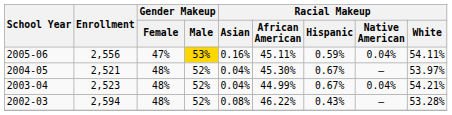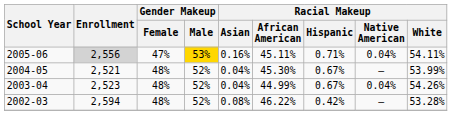(105, 55) no background -> (105, 55) lightgrey background
(330, 55) 0.59% -> (330, 55) 0.71%
(427, 71) 53.97% -> (427, 71) 53.99%
(427, 87) 54.21% -> (427, 87) 54.26%
(330, 102) 0.43% -> (330, 102) 0.42%
